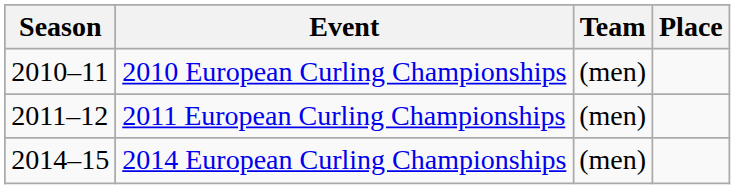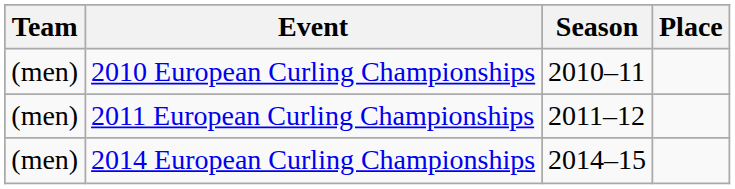columns swapped: (60, 26) <-> (613, 26)
